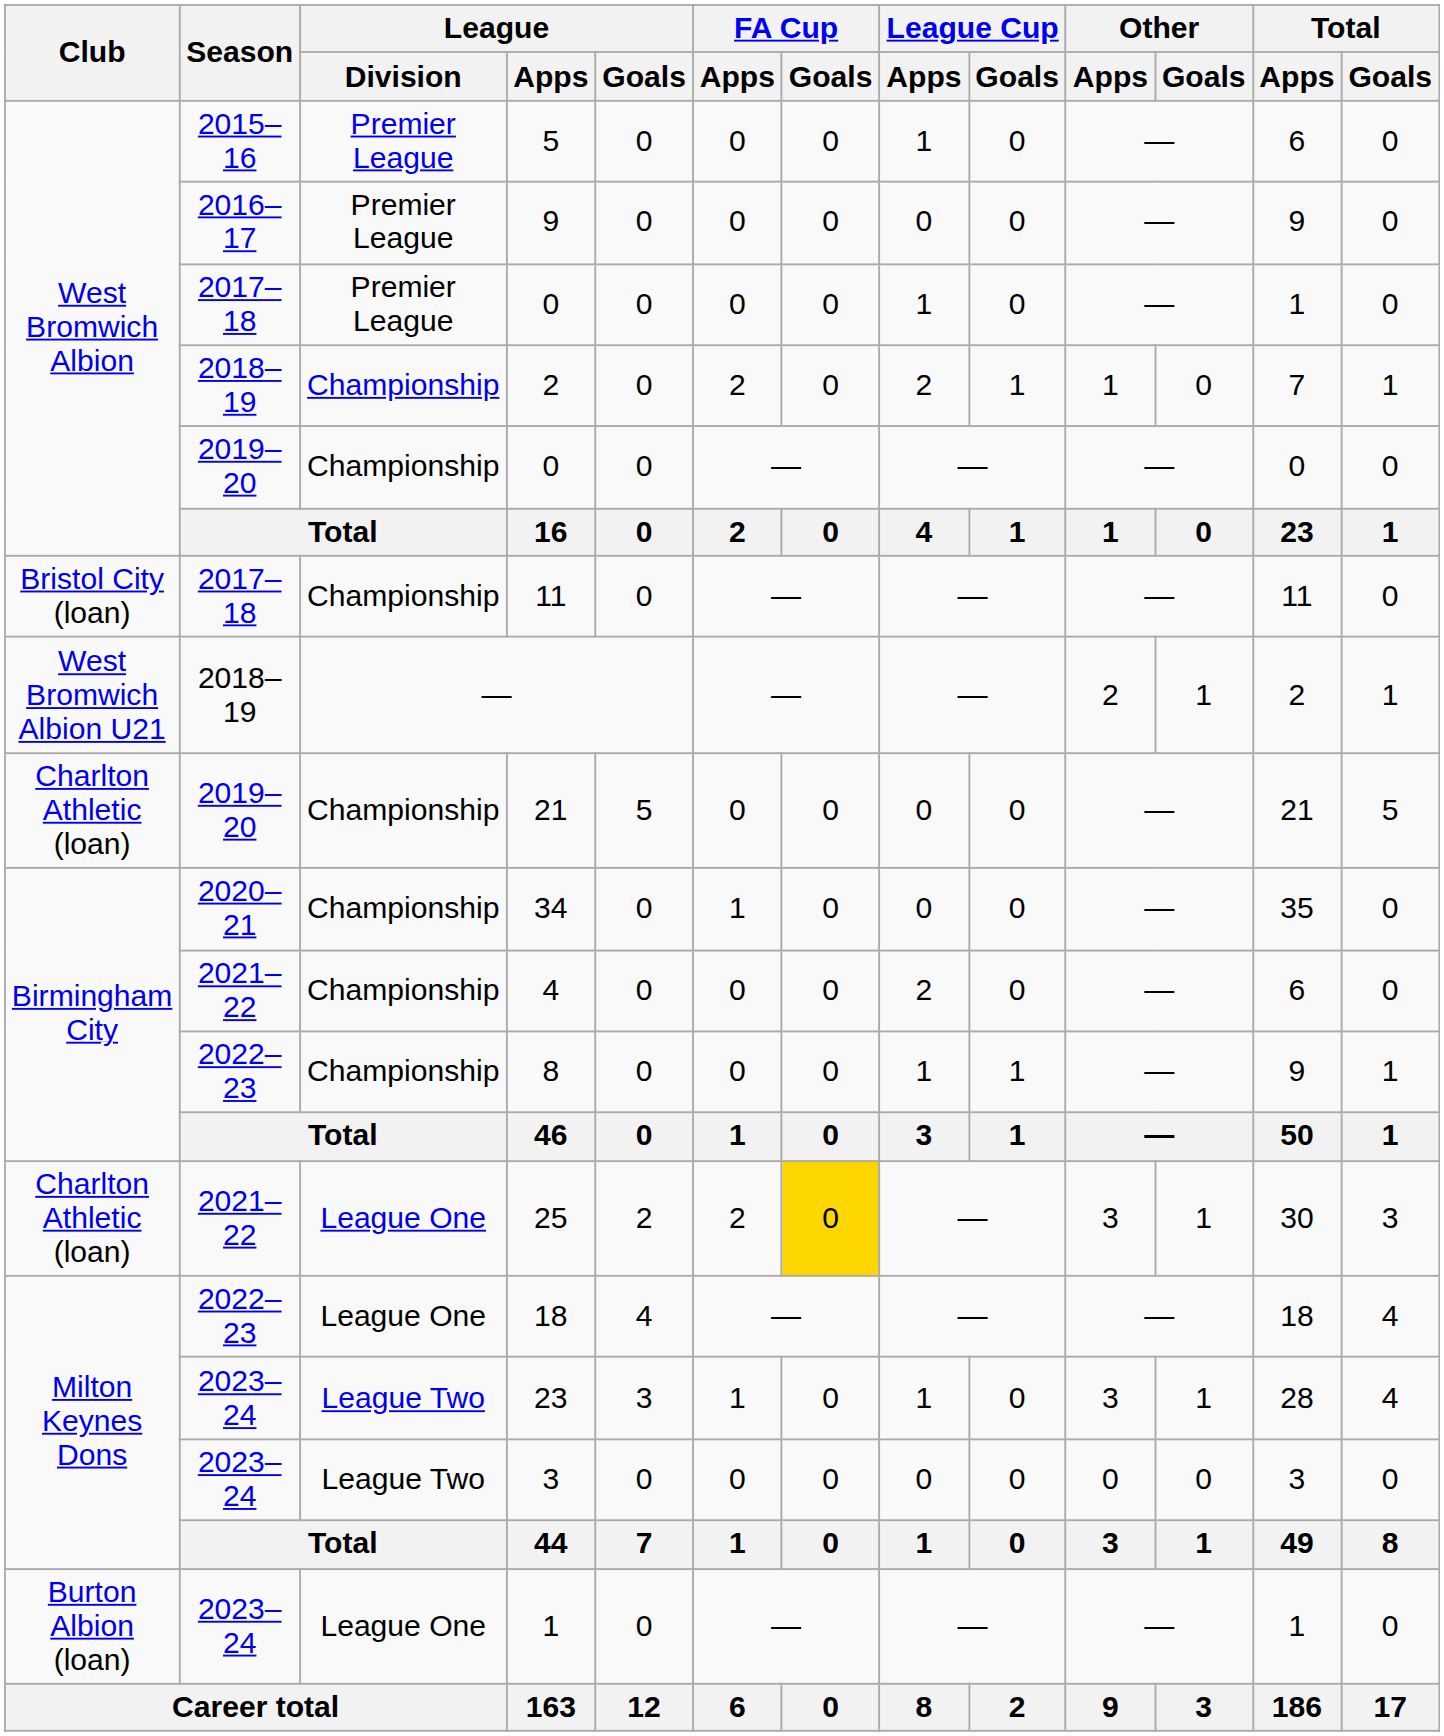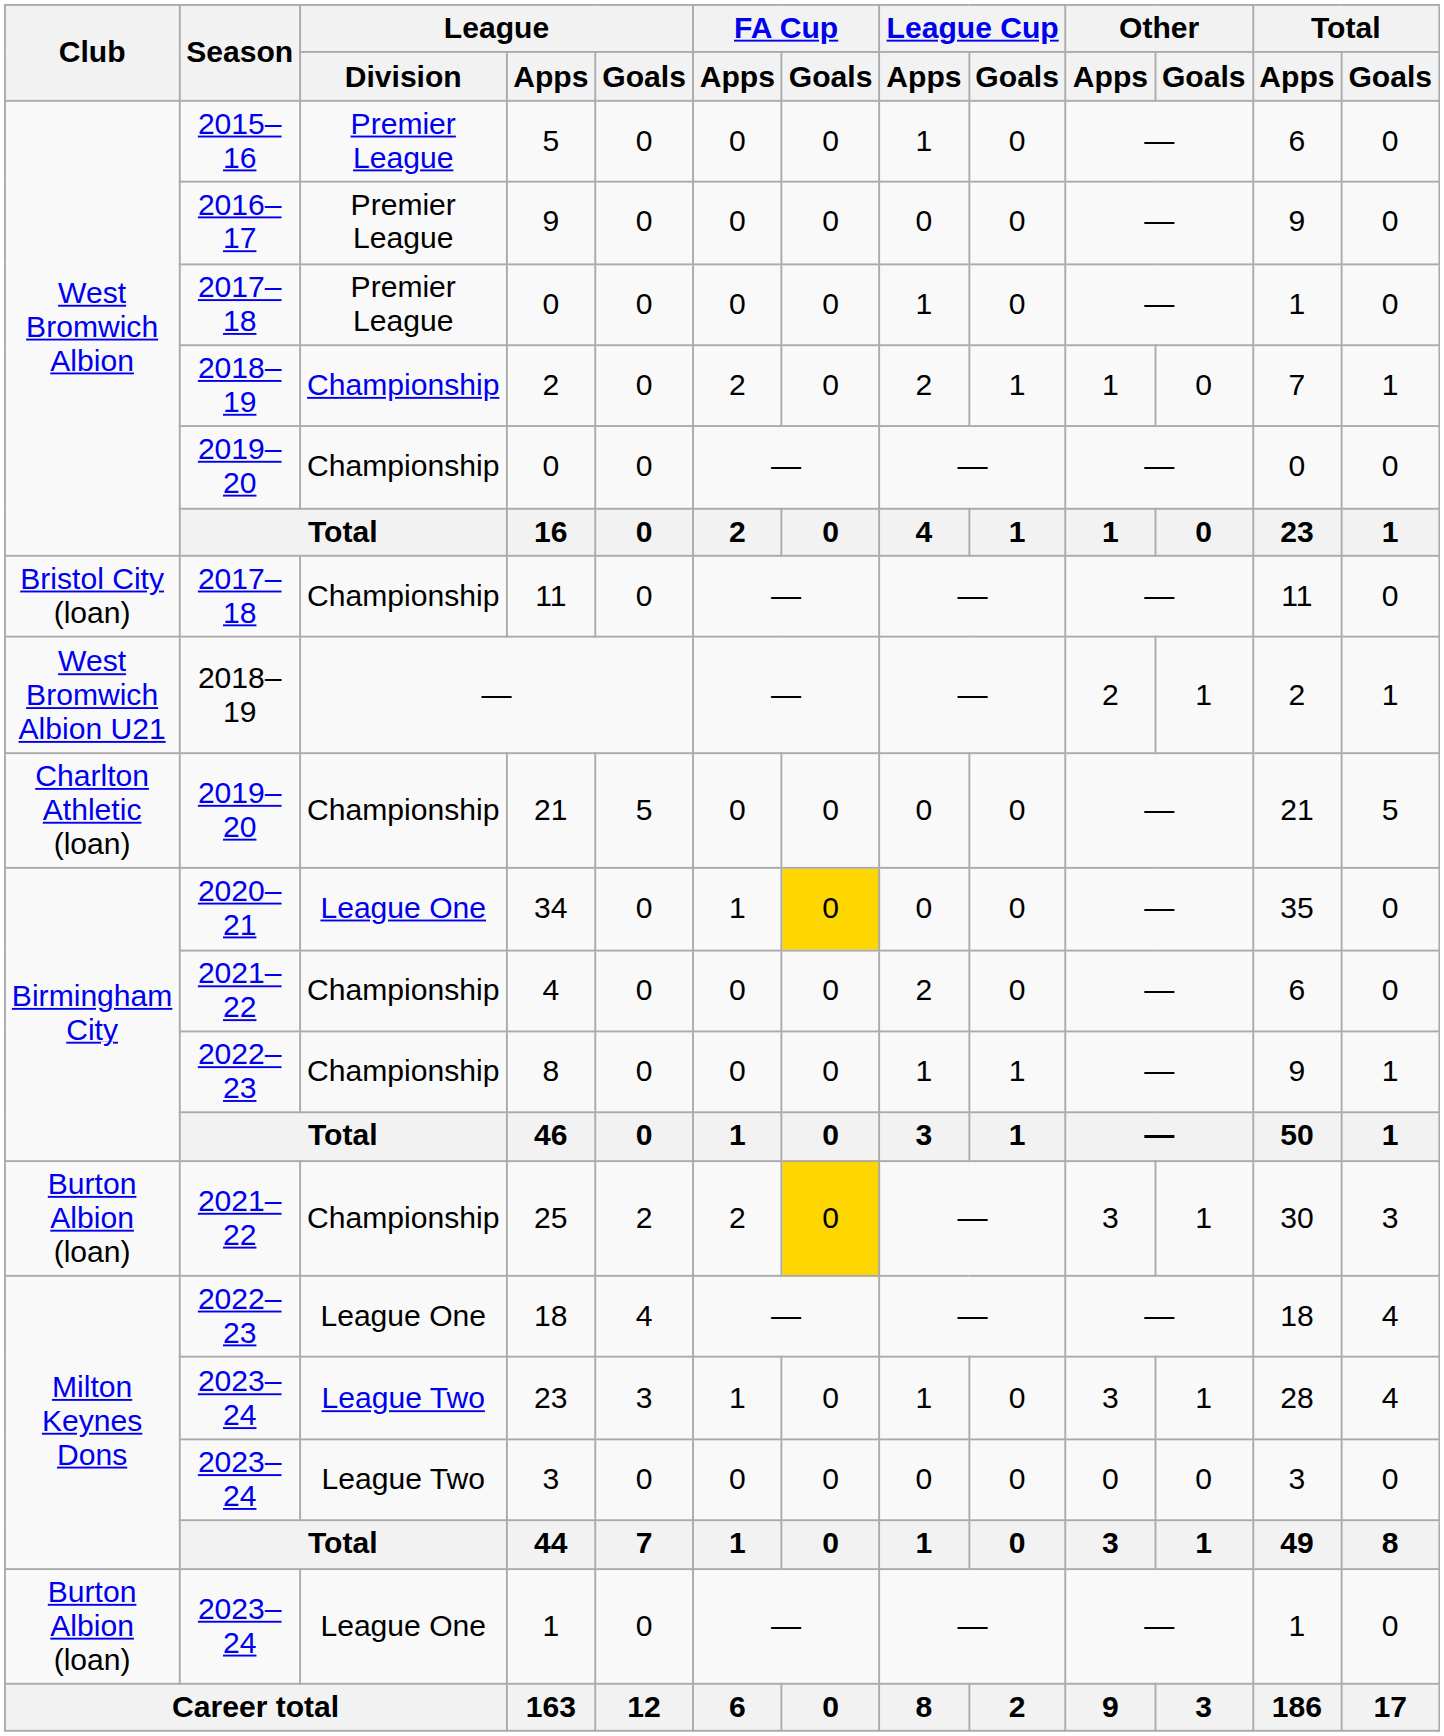(403, 908) Championship -> (403, 908) League One
(831, 908) no background -> (831, 908) gold background
(92, 1217) Charlton Athletic (loan) -> (92, 1217) Burton Albion (loan)
(403, 1217) League One -> (403, 1217) Championship
